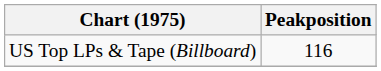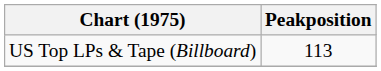(318, 50) 116 -> (318, 50) 113
